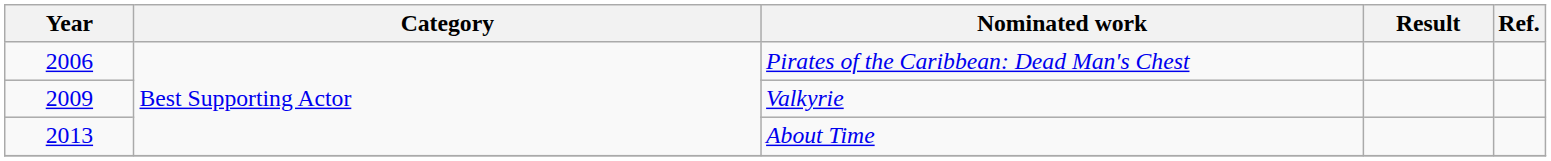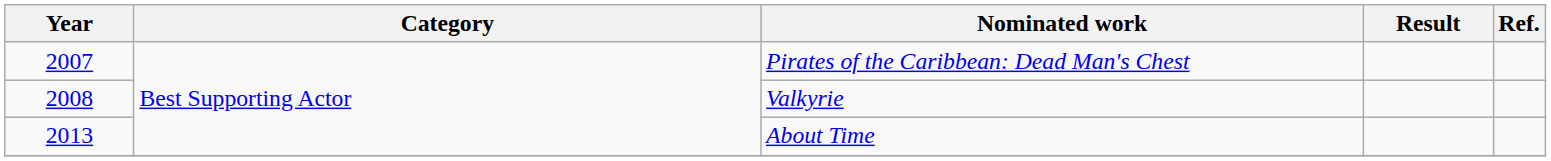(69, 60) 2006 -> (69, 60) 2007
(69, 98) 2009 -> (69, 98) 2008
